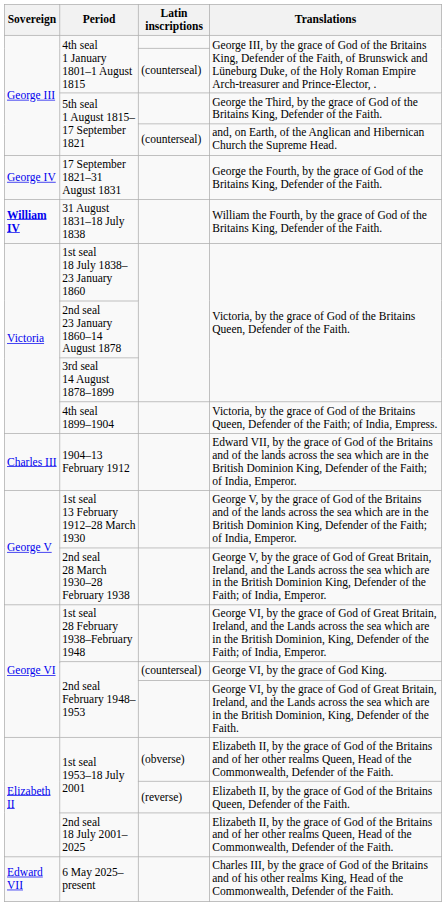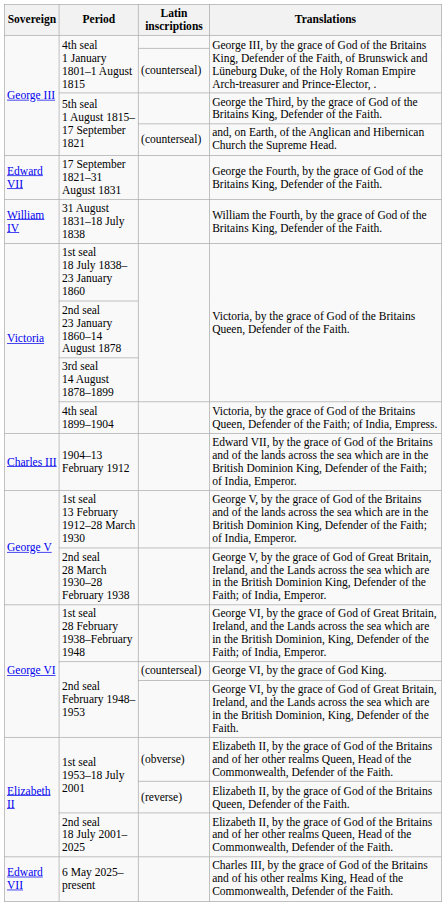(31, 177) George IV -> (25, 177) Edward VII
(27, 221) bold -> (26, 221) normal
